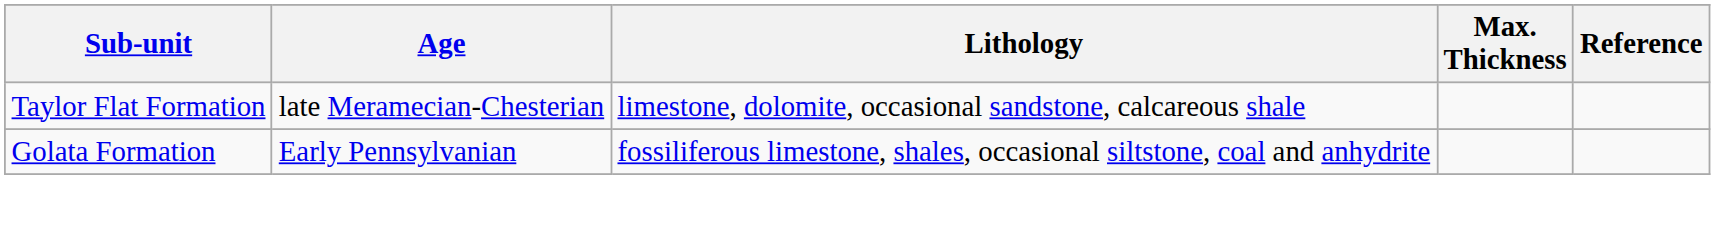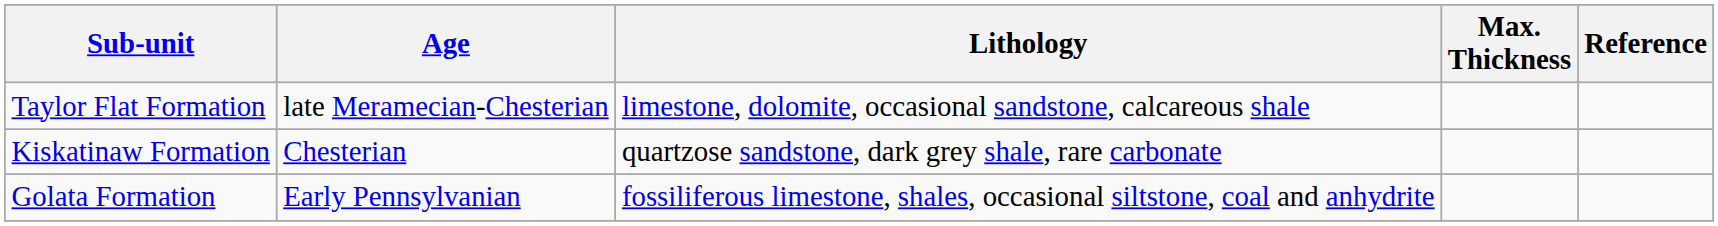+ row: (141, 151)
